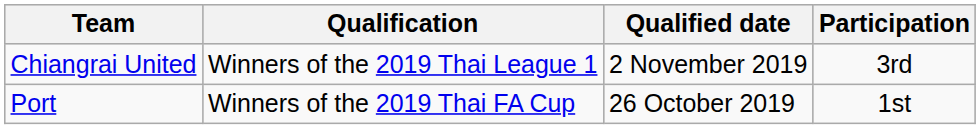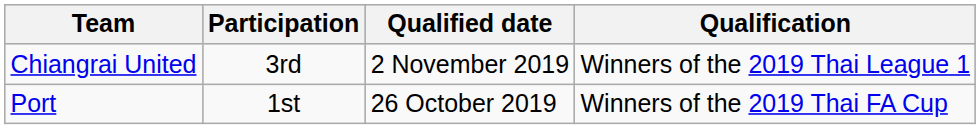columns swapped: (403, 24) <-> (894, 24)
